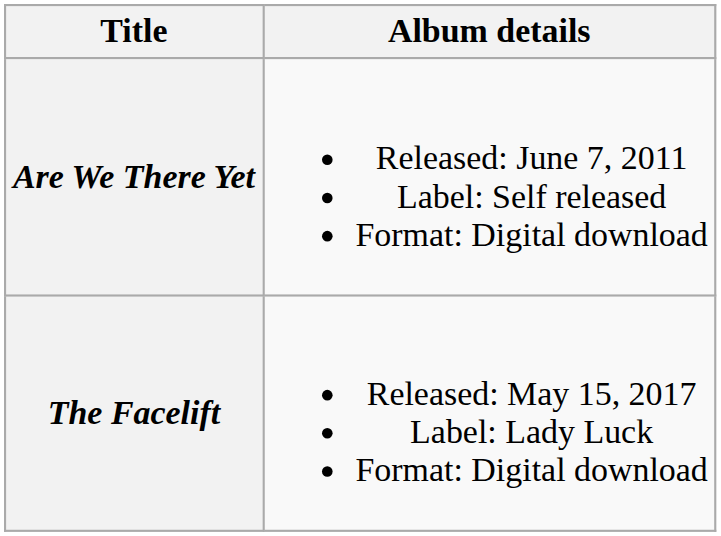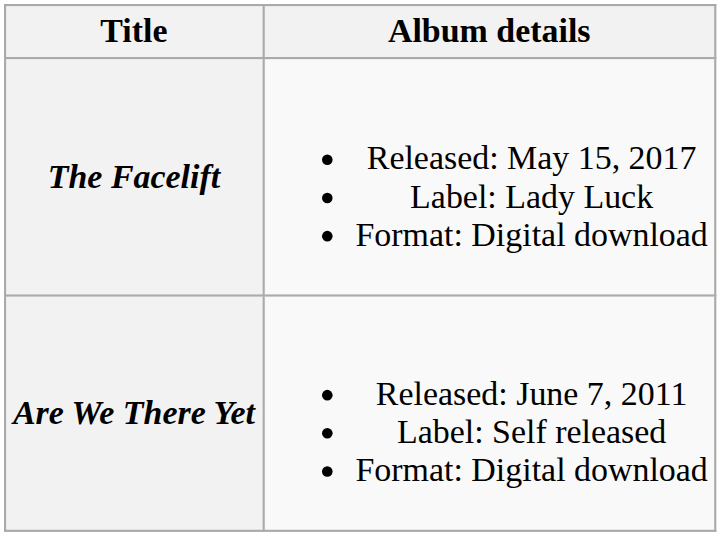rows swapped: (134, 412) <-> (134, 176)
